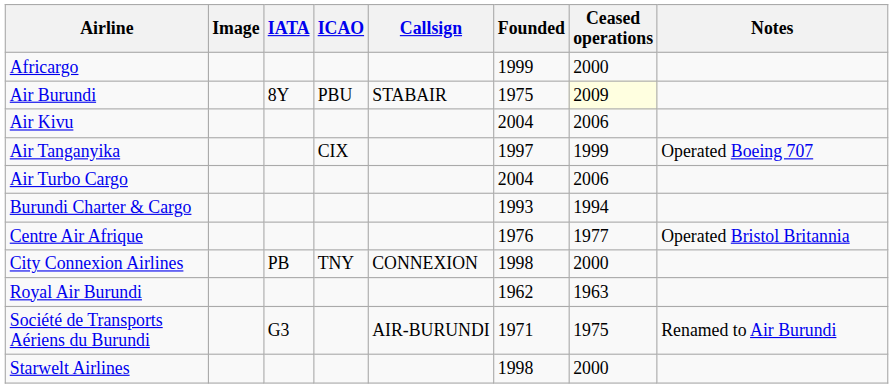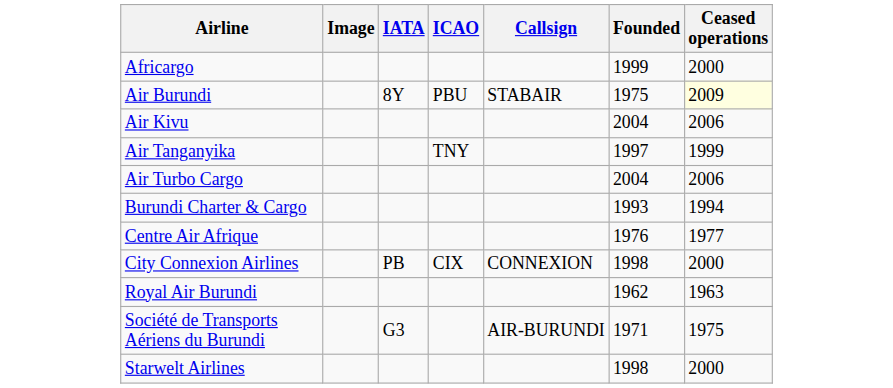- column: (772, 28)
(333, 151) CIX -> (451, 151) TNY
(336, 263) TNY -> (448, 263) CIX
